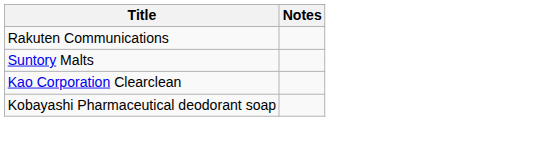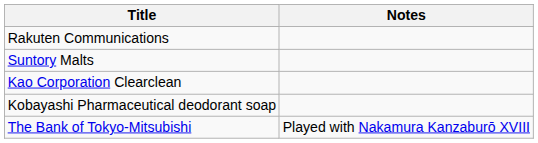+ row: (100, 127)
